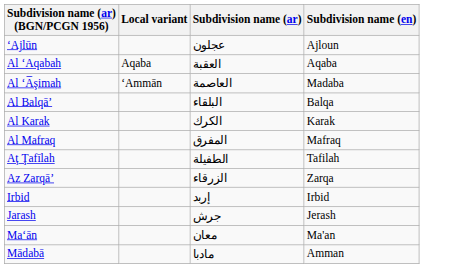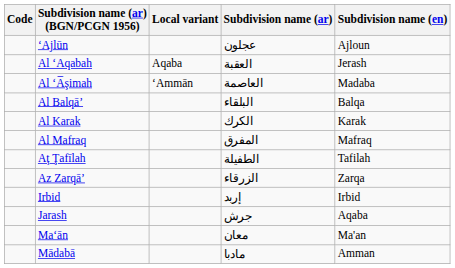+ column: (20, 20)
(322, 64) Aqaba -> (352, 64) Jerash
(321, 216) Jerash -> (353, 216) Aqaba
